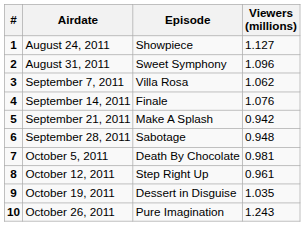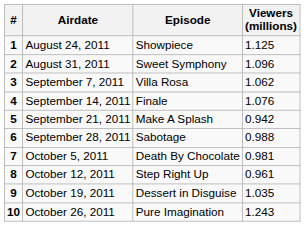(260, 45) 1.127 -> (260, 45) 1.125
(260, 138) 0.948 -> (260, 138) 0.988
